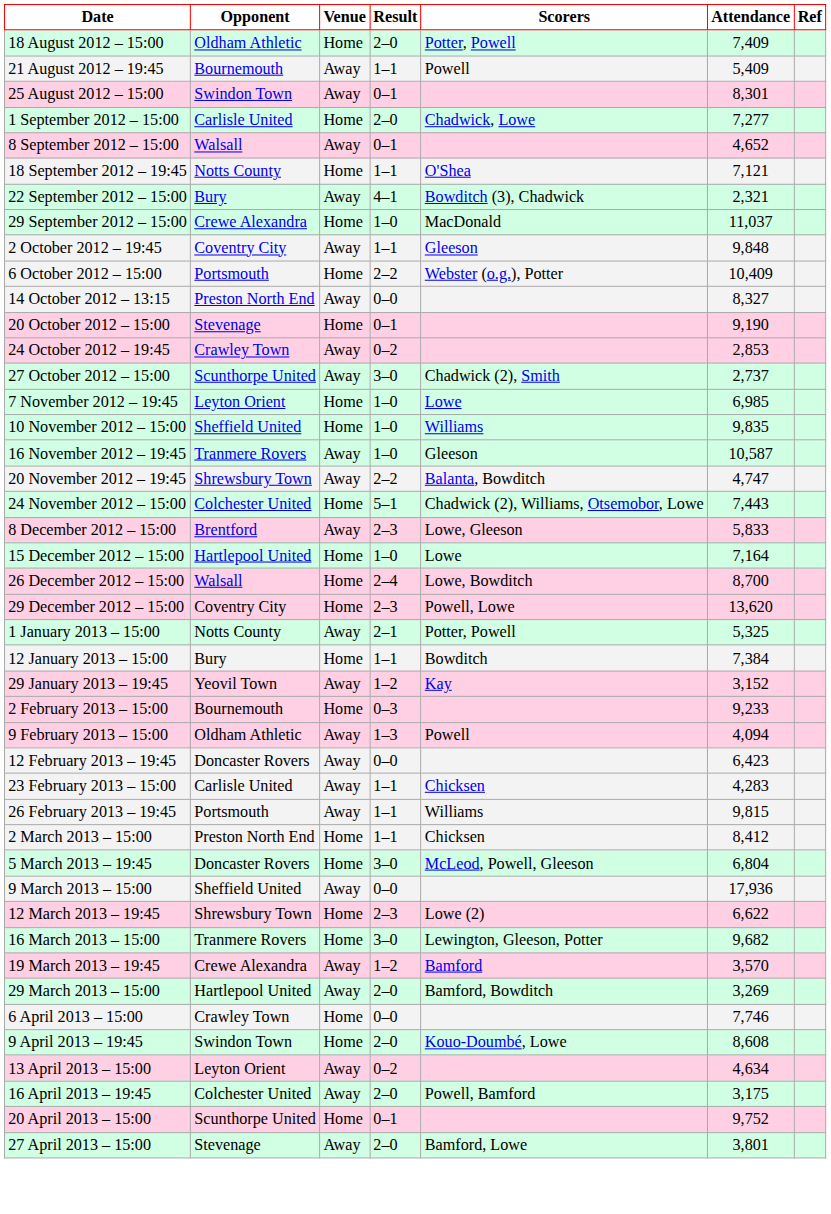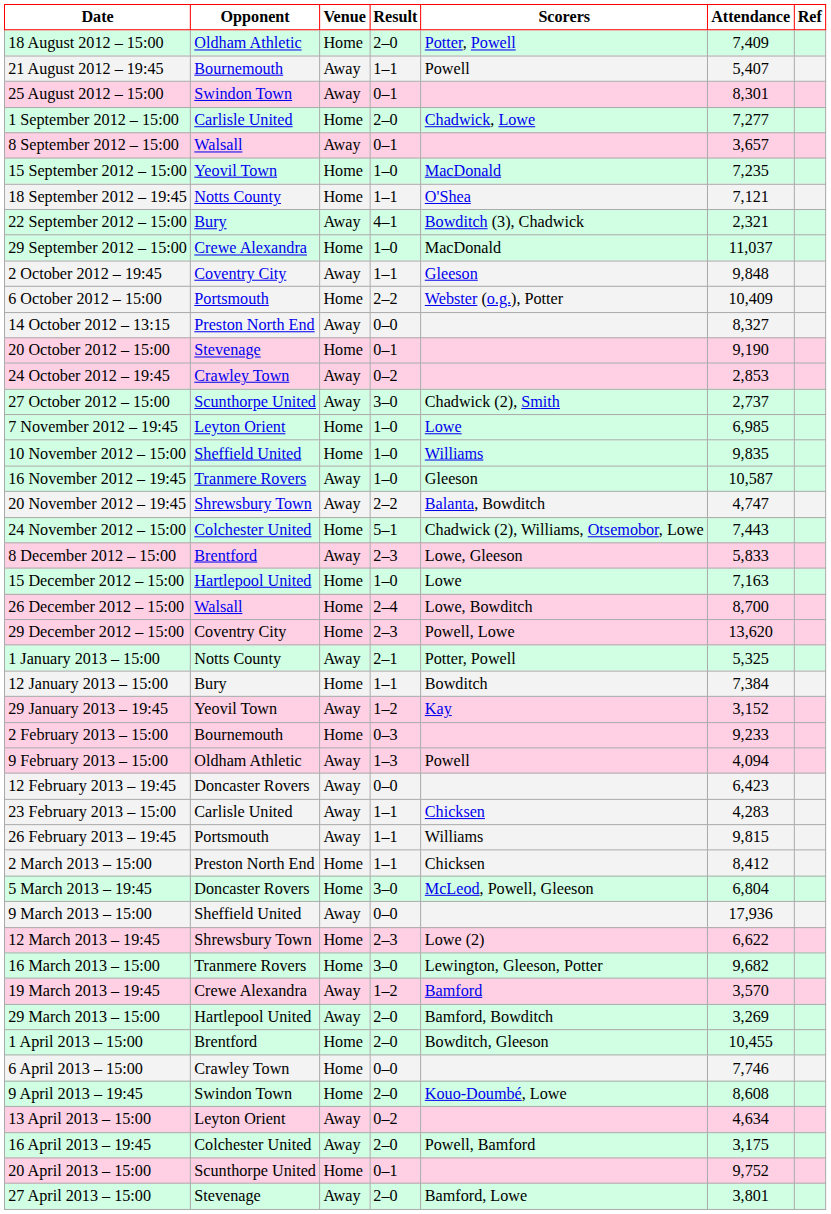(751, 68) 5,409 -> (751, 68) 5,407
(751, 145) 4,652 -> (751, 145) 3,657
+ row: (98, 171)
(751, 555) 7,164 -> (751, 581) 7,163
+ row: (76, 1042)
